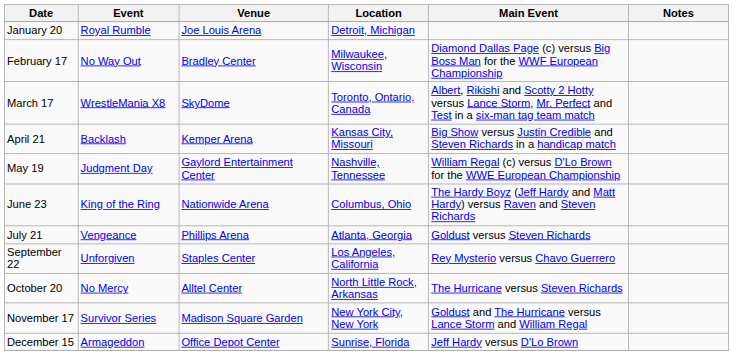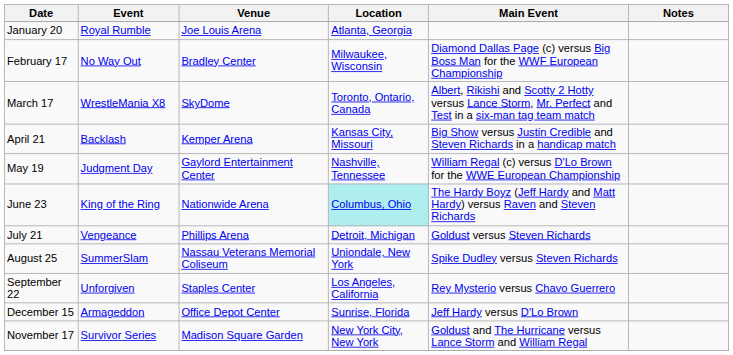(373, 30) Detroit, Michigan -> (372, 30) Atlanta, Georgia
(371, 204) no background -> (371, 204) paleturquoise background
(372, 234) Atlanta, Georgia -> (373, 234) Detroit, Michigan
+ row: (32, 258)
- row: (35, 288)
rows swapped: (41, 318) <-> (41, 341)
